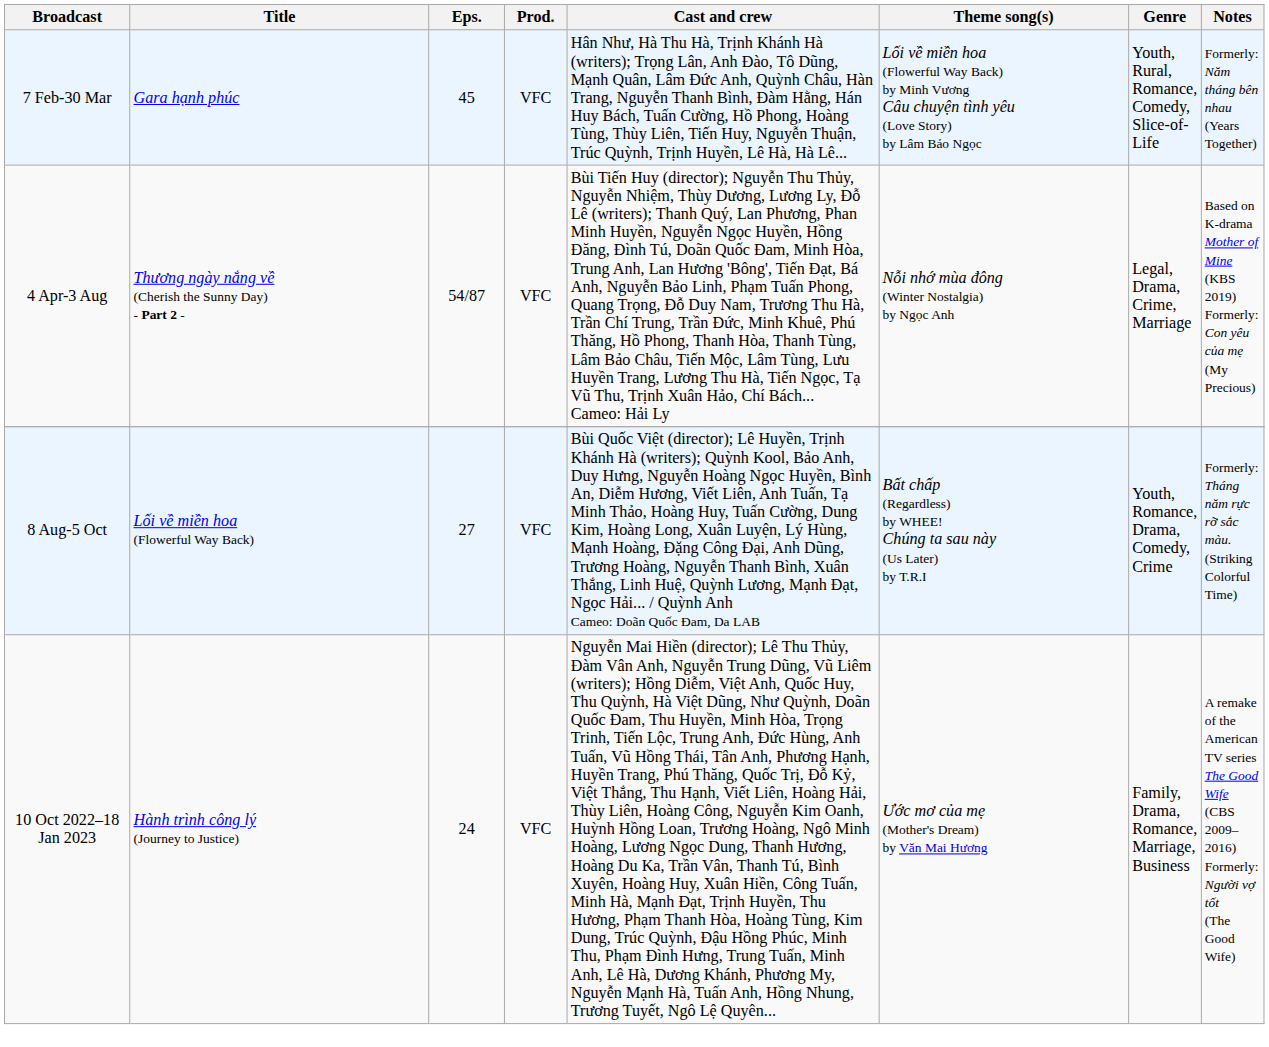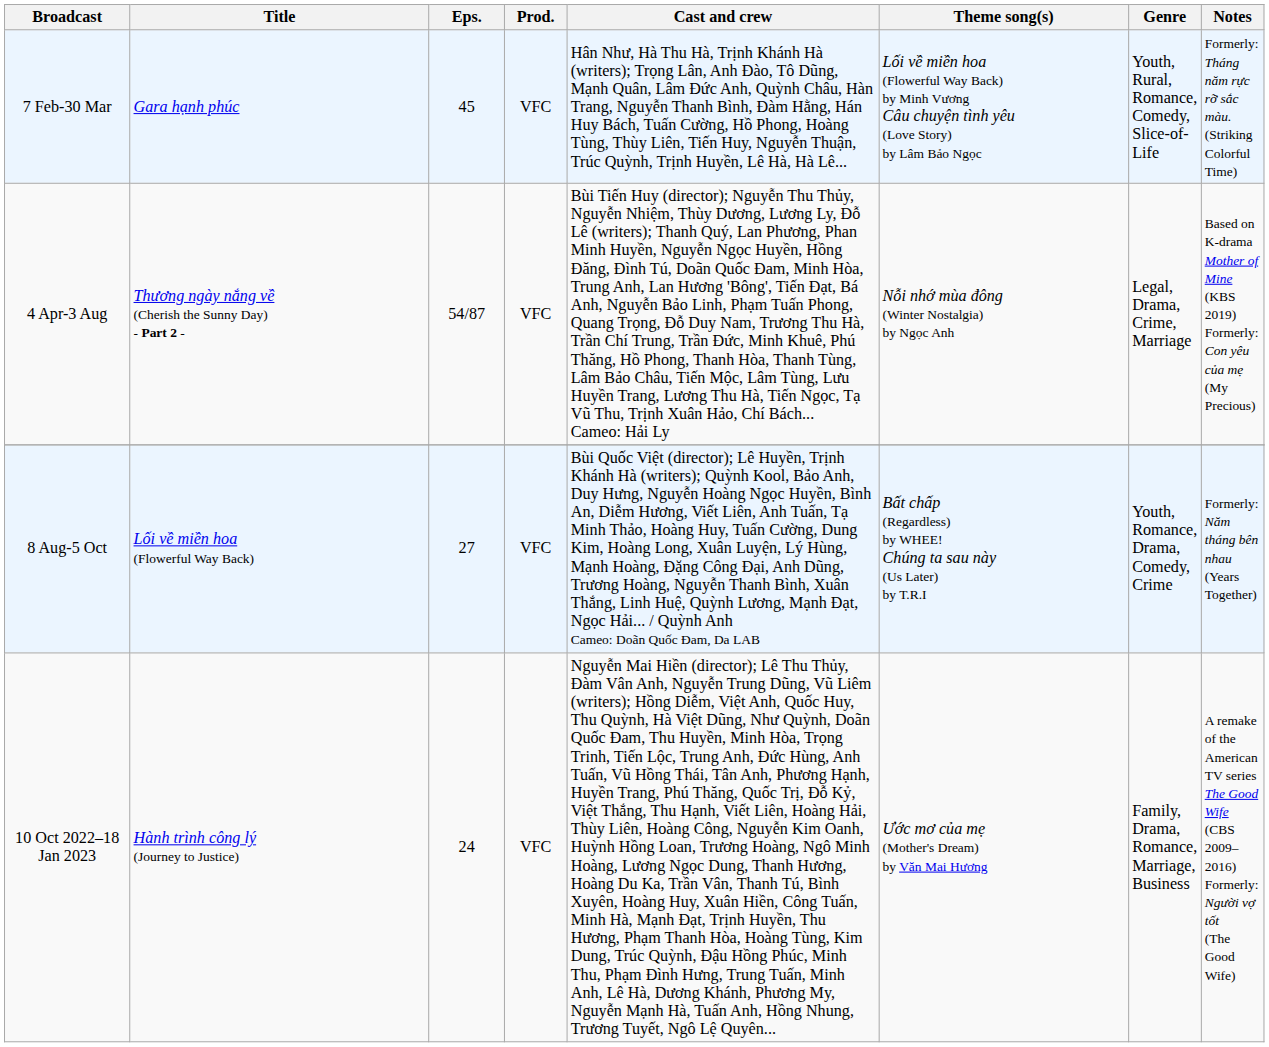(1232, 98) Formerly: Năm tháng bên nhau (Years Together) -> (1232, 107) Formerly: Tháng năm rực rỡ sắc màu. (Striking Colorful Time)
(1232, 531) Formerly: Tháng năm rực rỡ sắc màu. (Striking Colorful Time) -> (1232, 549) Formerly: Năm tháng bên nhau (Years Together)
